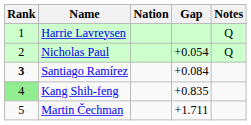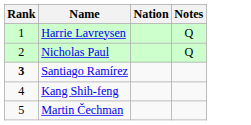- column: (191, 14)
(21, 91) lightgreen background -> (21, 91) no background
